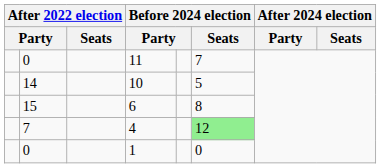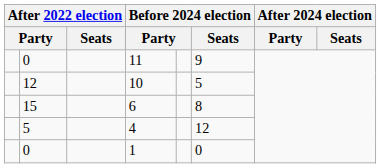(199, 60) 7 -> (199, 60) 9
(30, 83) 14 -> (30, 83) 12
(26, 128) 7 -> (26, 128) 5
(202, 128) lightgreen background -> (202, 128) no background
